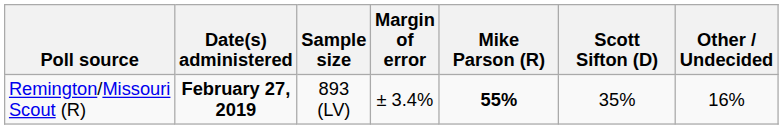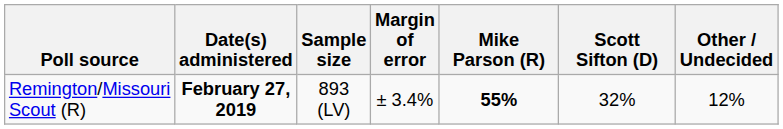(617, 99) 35% -> (617, 99) 32%
(727, 99) 16% -> (727, 99) 12%
